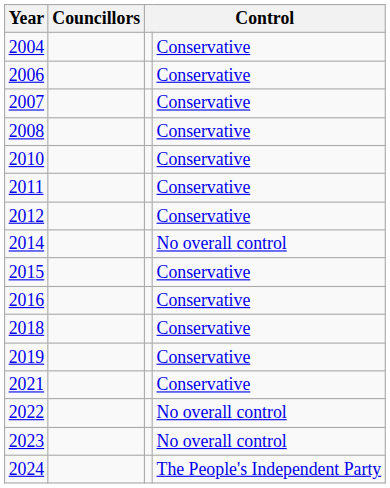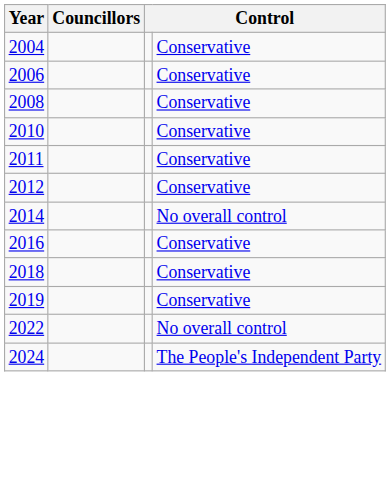- row: (26, 103)
- row: (26, 272)
- row: (26, 384)
- row: (26, 441)
